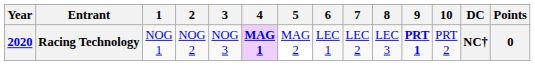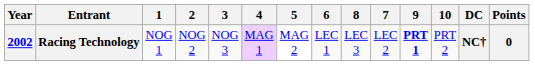columns swapped: (357, 14) <-> (387, 14)
(20, 42) 2020 -> (20, 42) 2002
(260, 42) bold -> (259, 42) normal
